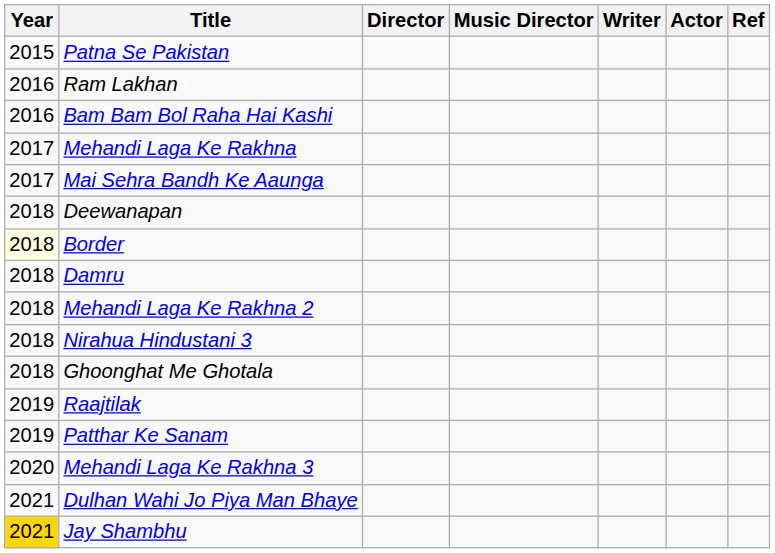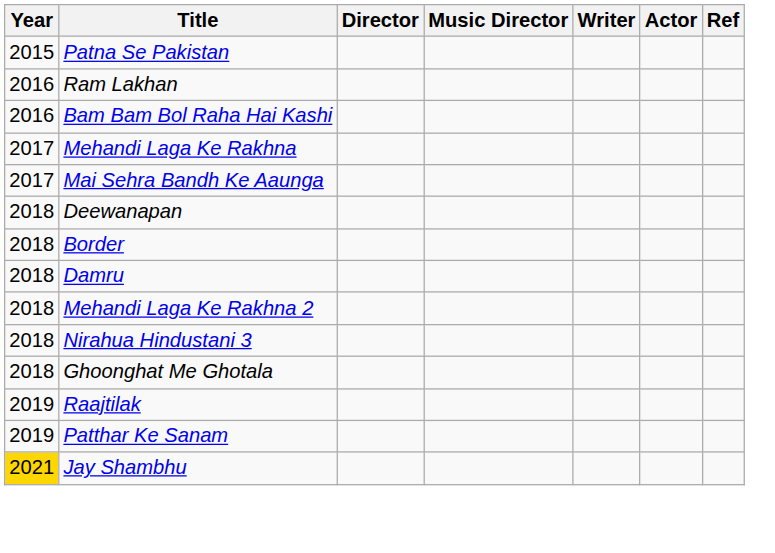(32, 244) lightyellow background -> (32, 244) no background
- row: (188, 468)
- row: (211, 500)
